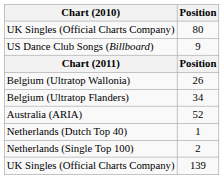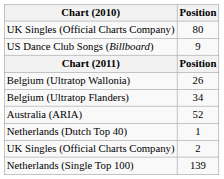(70, 149) Netherlands (Single Top 100) -> (91, 149) UK Singles (Official Charts Company)
(91, 166) UK Singles (Official Charts Company) -> (70, 166) Netherlands (Single Top 100)
